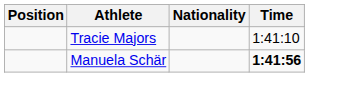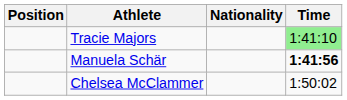(276, 38) no background -> (313, 38) lightgreen background
+ row: (137, 83)
